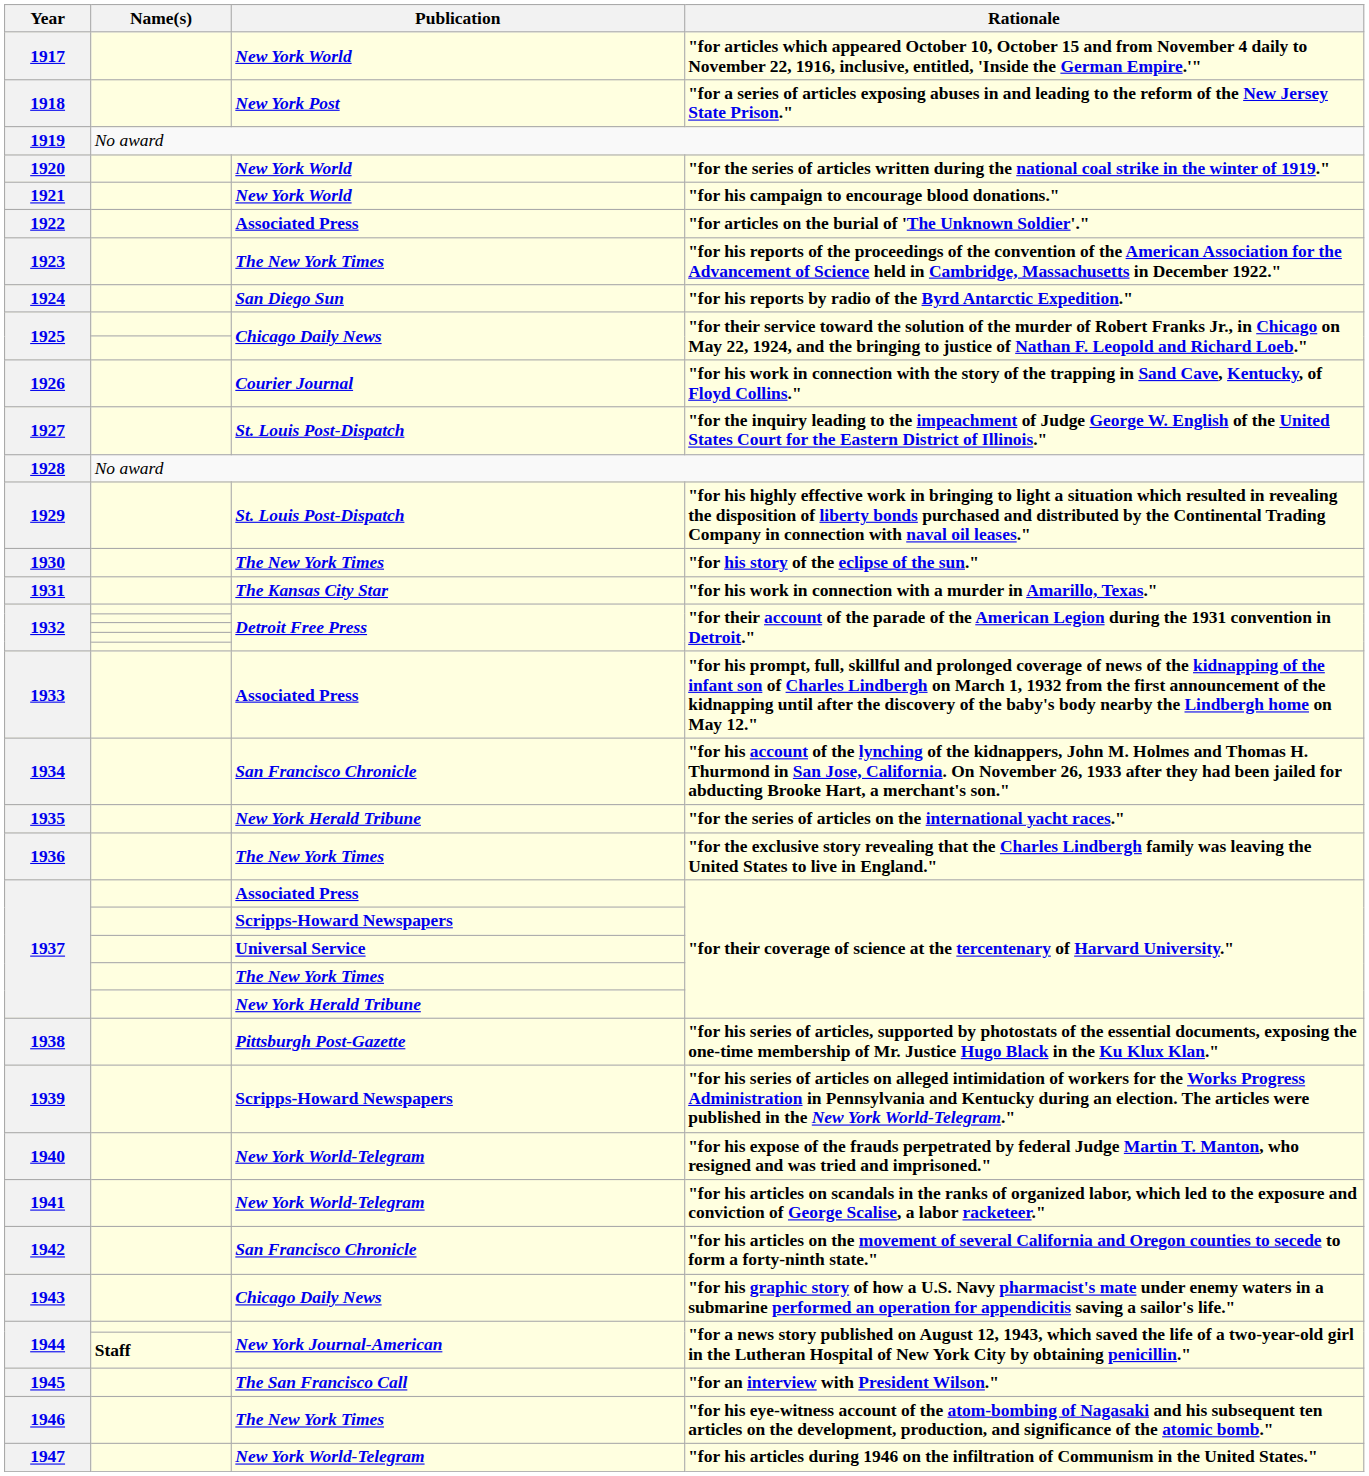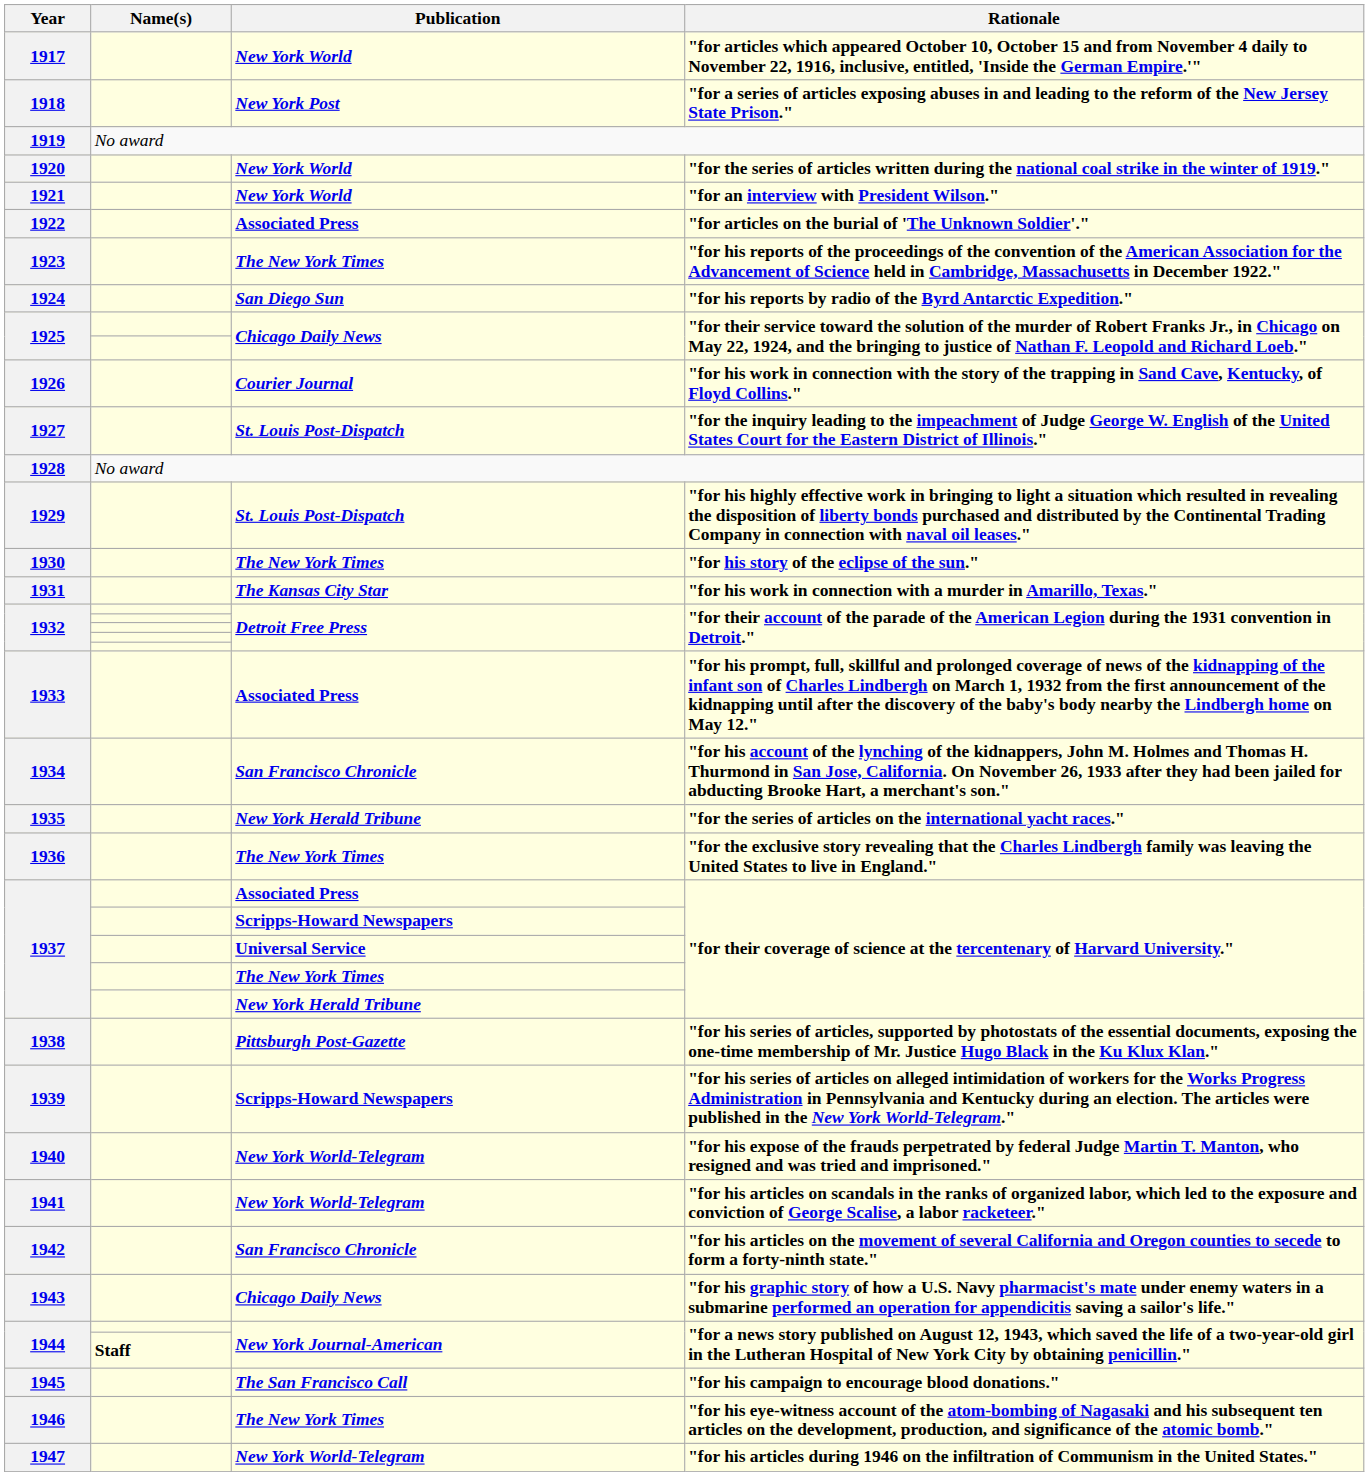(874, 195) "for his campaign to encourage blood donations." -> (844, 195) "for an interview with President Wilson."
(844, 1382) "for an interview with President Wilson." -> (874, 1382) "for his campaign to encourage blood donations."
